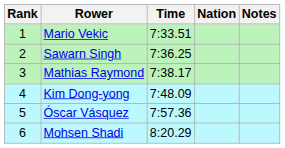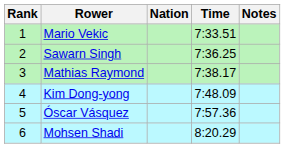columns swapped: (217, 14) <-> (171, 14)
